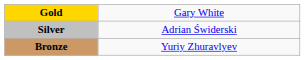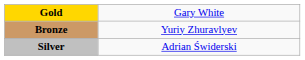rows swapped: (51, 30) <-> (51, 47)
